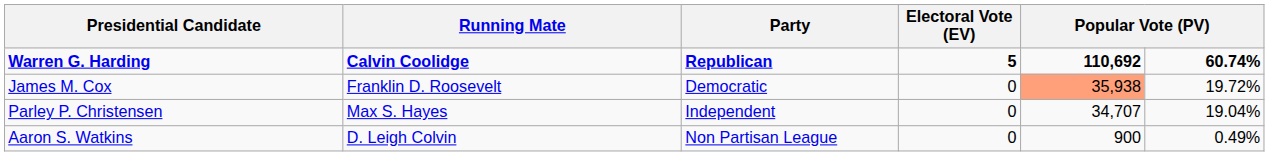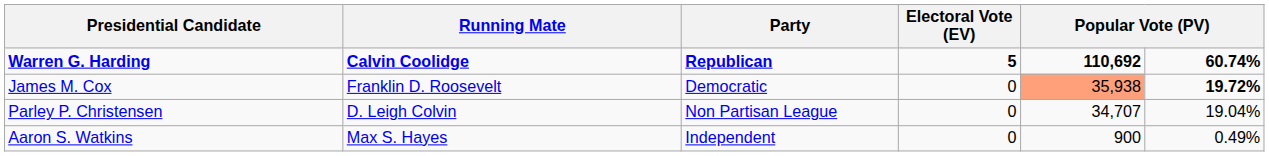(1233, 86) normal -> (1233, 86) bold
(397, 112) Max S. Hayes -> (402, 112) D. Leigh Colvin
(730, 112) Independent -> (761, 112) Non Partisan League
(402, 138) D. Leigh Colvin -> (397, 138) Max S. Hayes
(761, 138) Non Partisan League -> (730, 138) Independent
